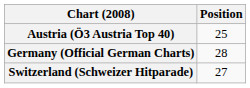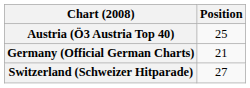(221, 53) 28 -> (221, 53) 21
